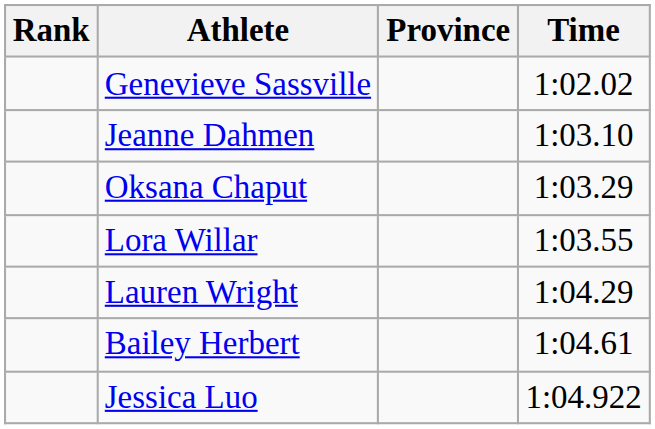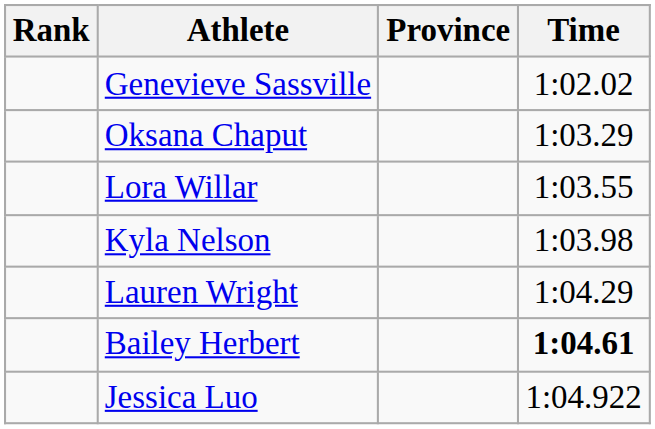- row: (210, 135)
+ row: (188, 239)
(584, 344) normal -> (584, 344) bold
